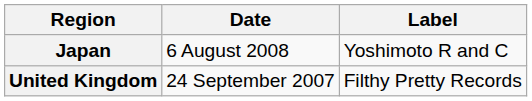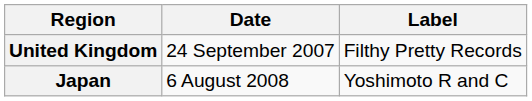rows swapped: (83, 80) <-> (83, 50)
